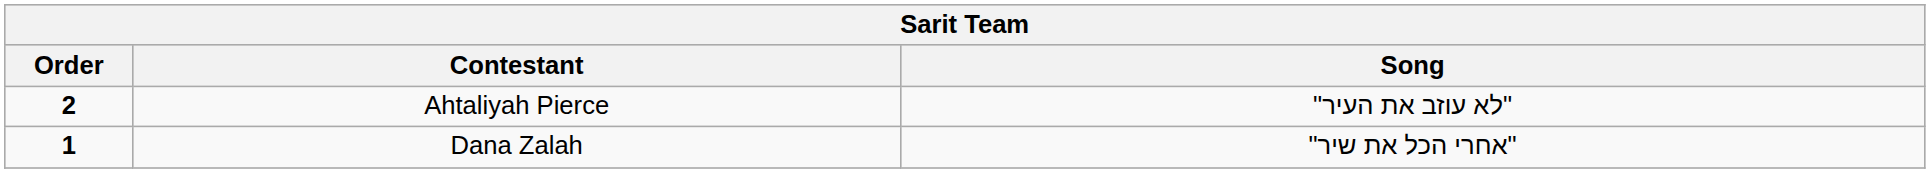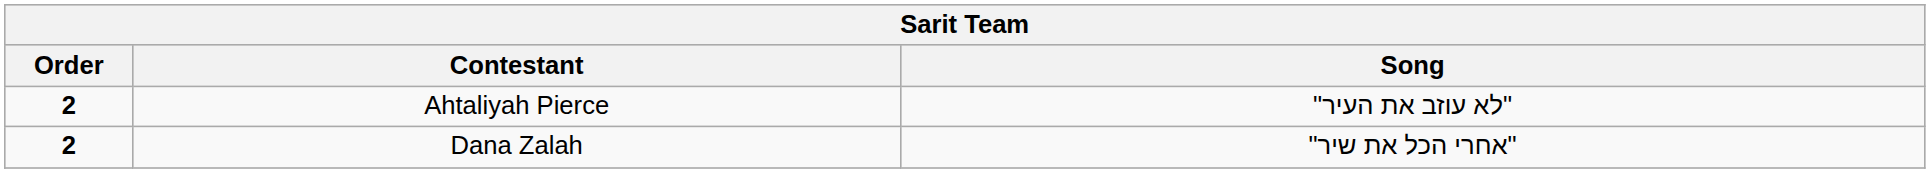(69, 146) 1 -> (69, 146) 2
